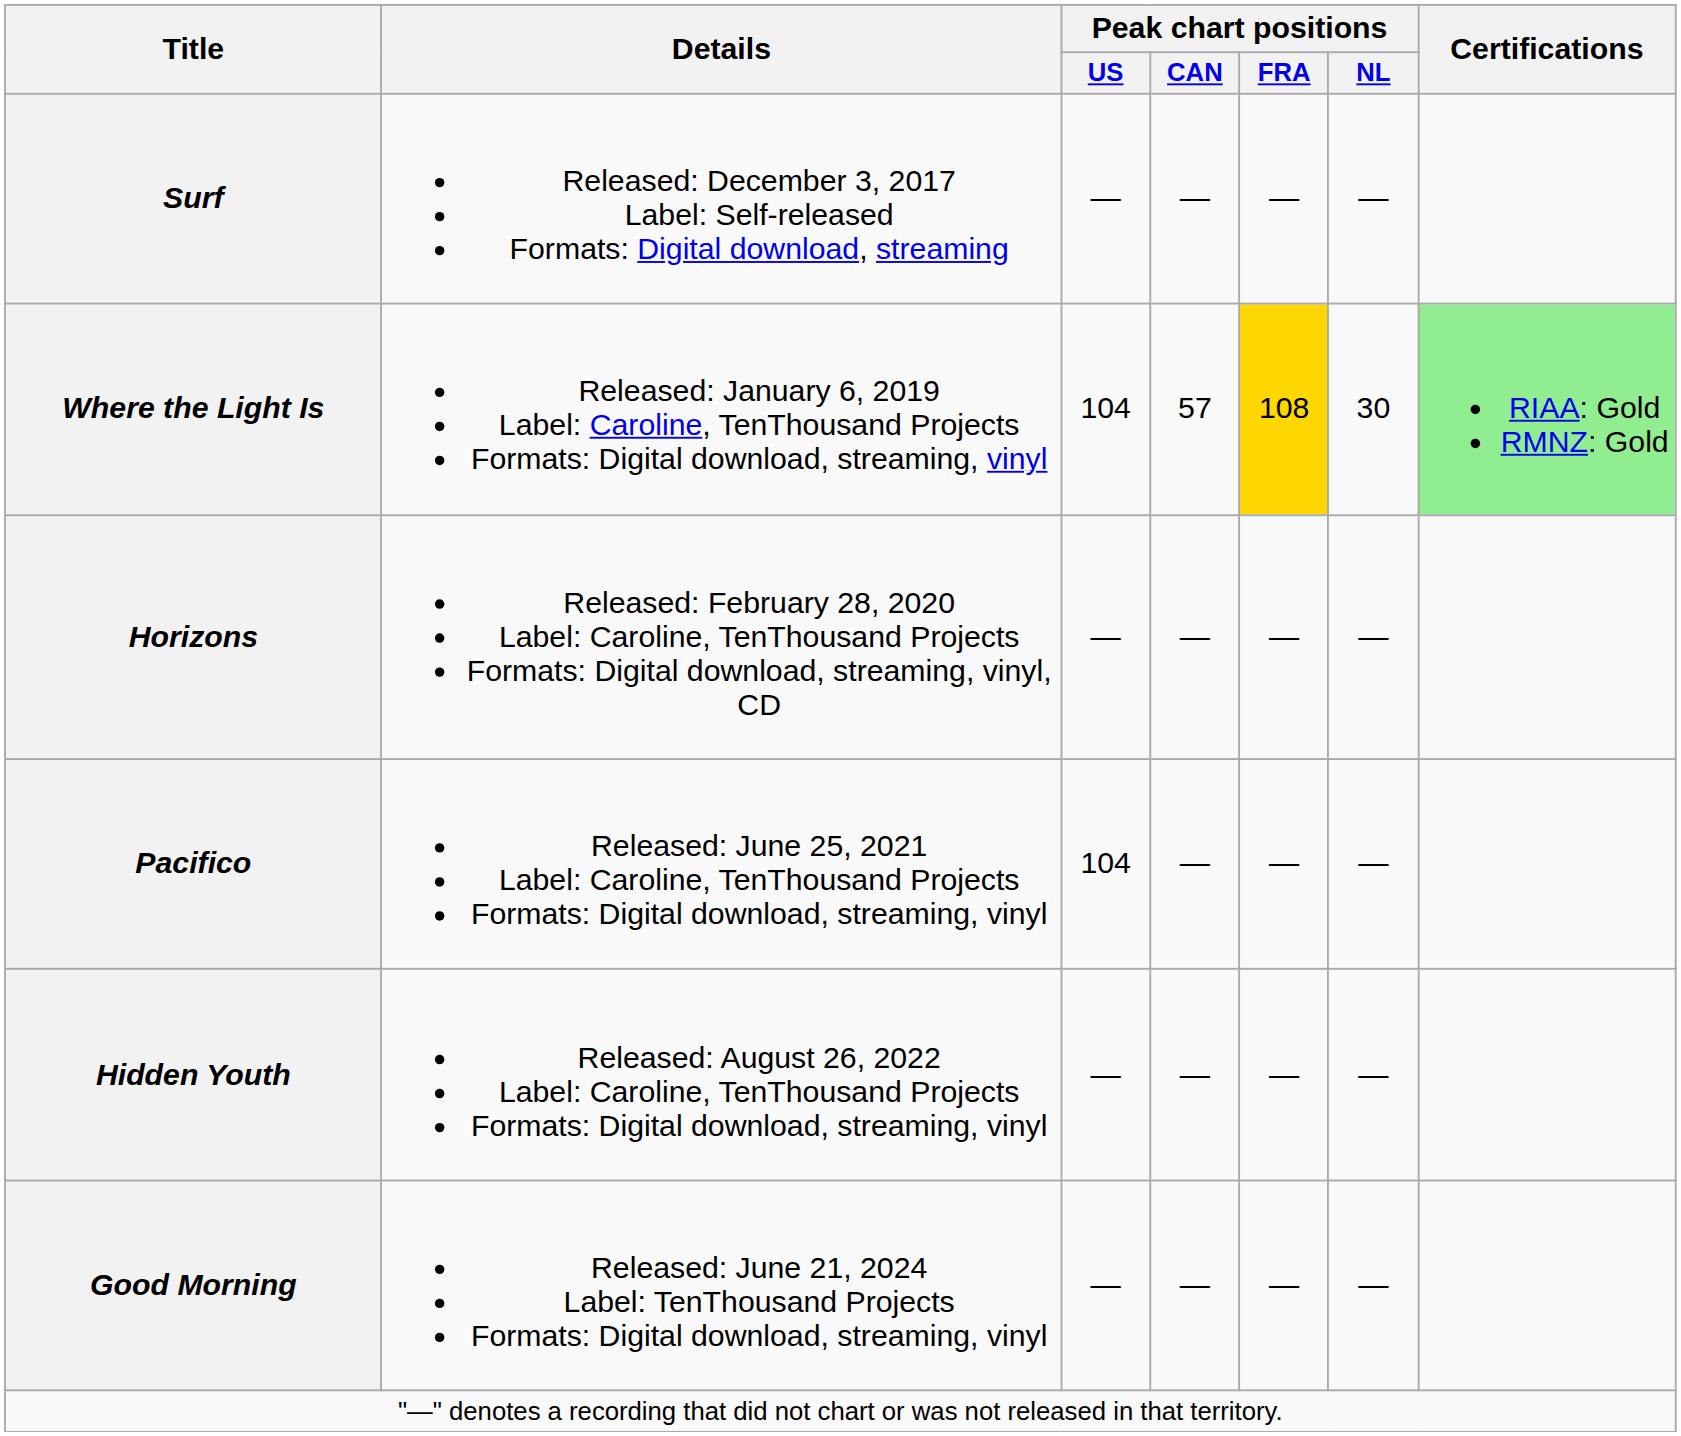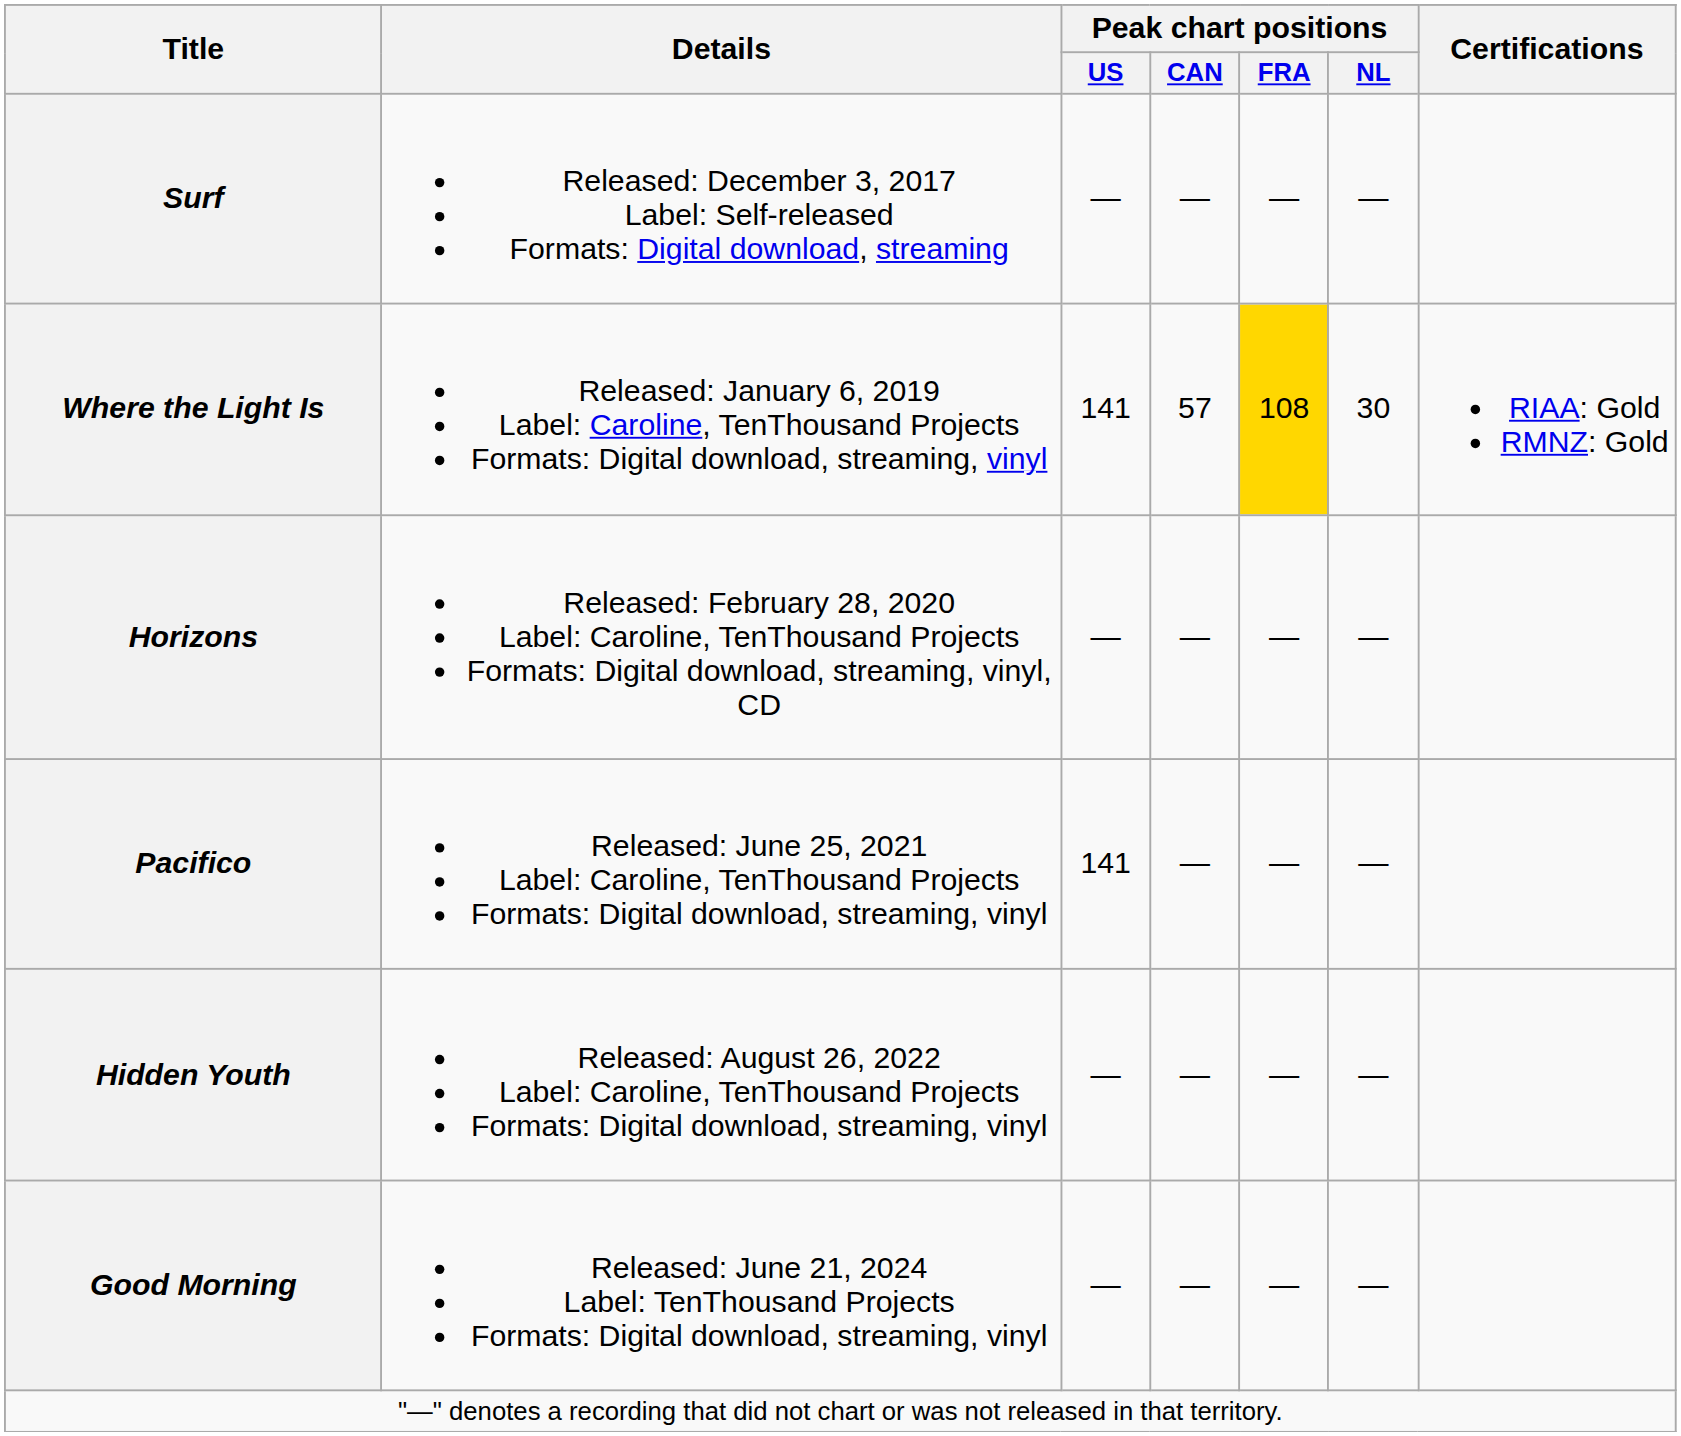(1106, 408) 104 -> (1106, 408) 141
(1547, 426) lightgreen background -> (1547, 426) no background
(1106, 863) 104 -> (1106, 863) 141
